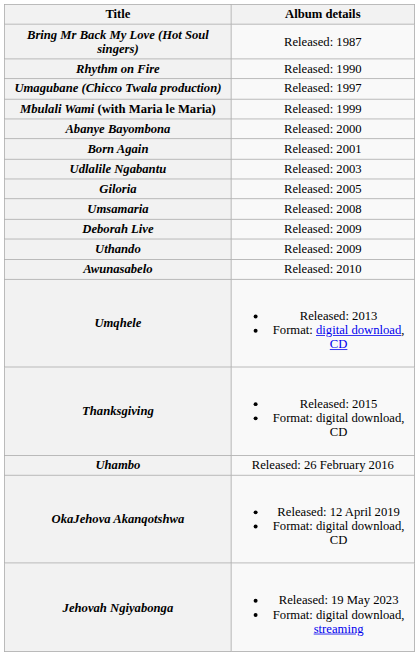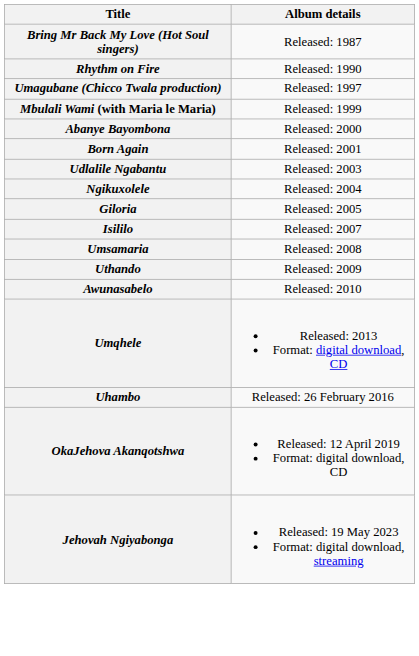+ row: (118, 189)
+ row: (118, 229)
- row: (118, 229)
- row: (118, 411)
